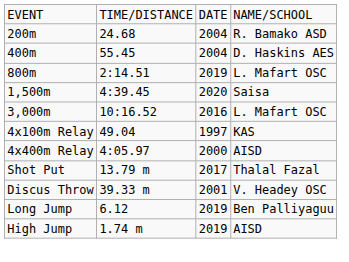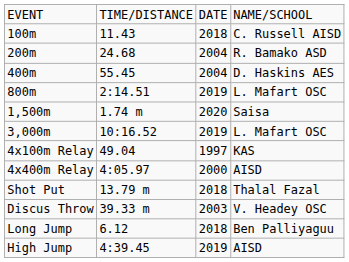+ row: (22, 34)
(125, 92) 4:39.45 -> (121, 112) 1.74 m
(213, 112) 2016 -> (213, 131) 2019
(213, 170) 2017 -> (213, 190) 2018
(213, 190) 2001 -> (213, 209) 2003
(213, 209) 2019 -> (213, 229) 2018
(121, 229) 1.74 m -> (125, 248) 4:39.45
